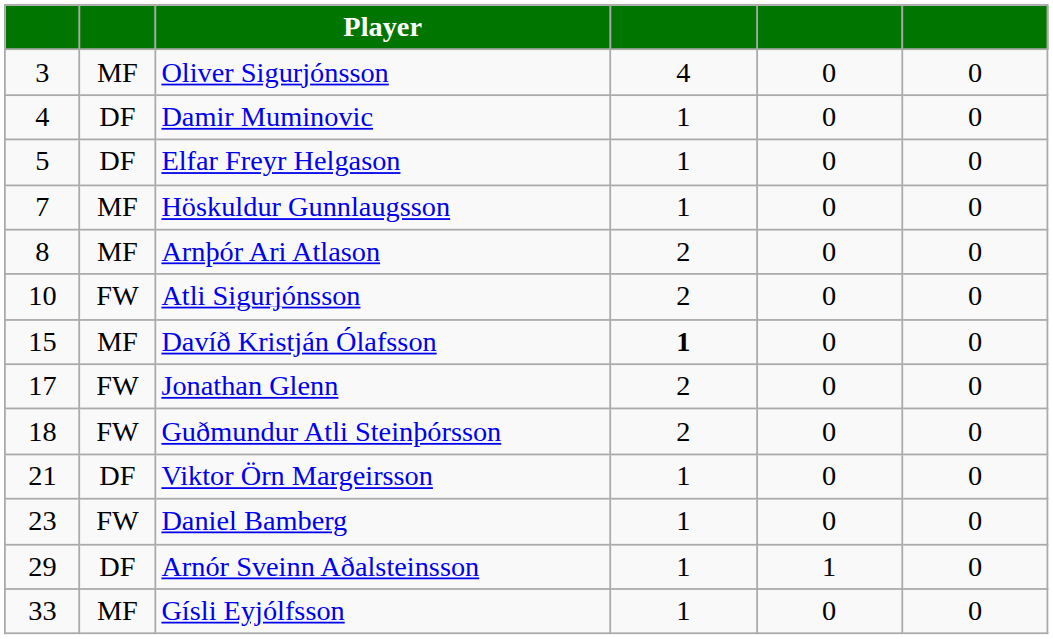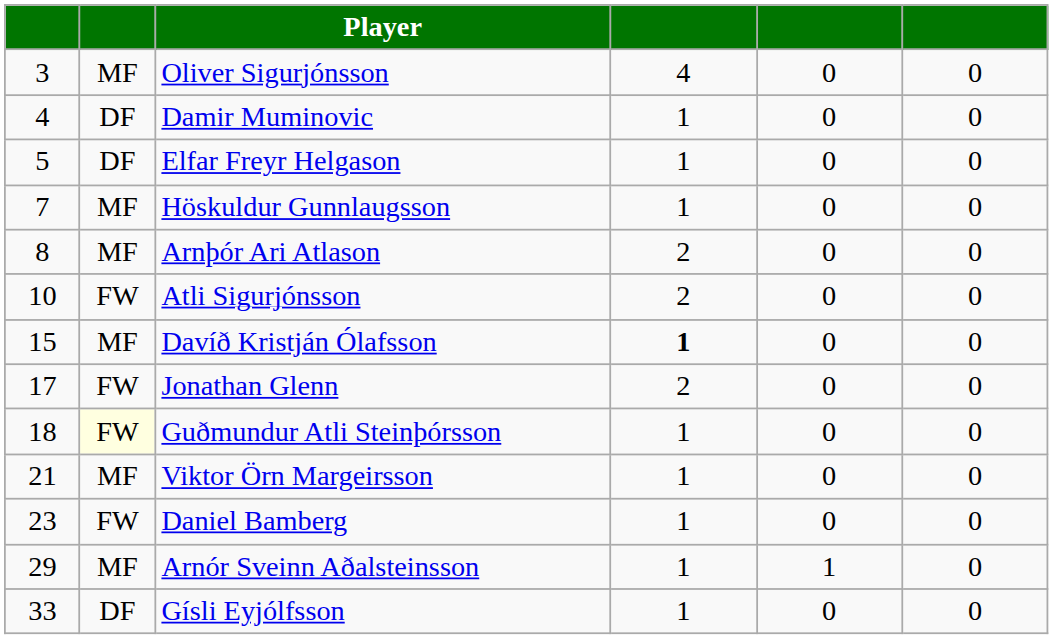(117, 431) no background -> (117, 431) lightyellow background
(683, 431) 2 -> (683, 431) 1
(117, 476) DF -> (117, 476) MF
(117, 565) DF -> (117, 565) MF
(117, 610) MF -> (117, 610) DF
